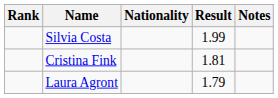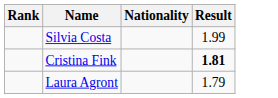- column: (254, 15)
(213, 60) normal -> (213, 60) bold
